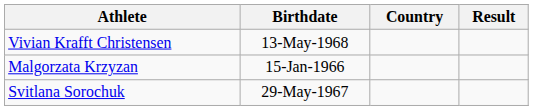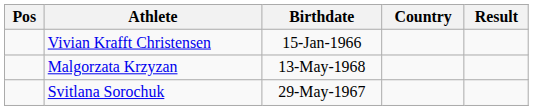+ column: (24, 17)
(305, 42) 13-May-1968 -> (322, 42) 15-Jan-1966
(305, 67) 15-Jan-1966 -> (322, 67) 13-May-1968
